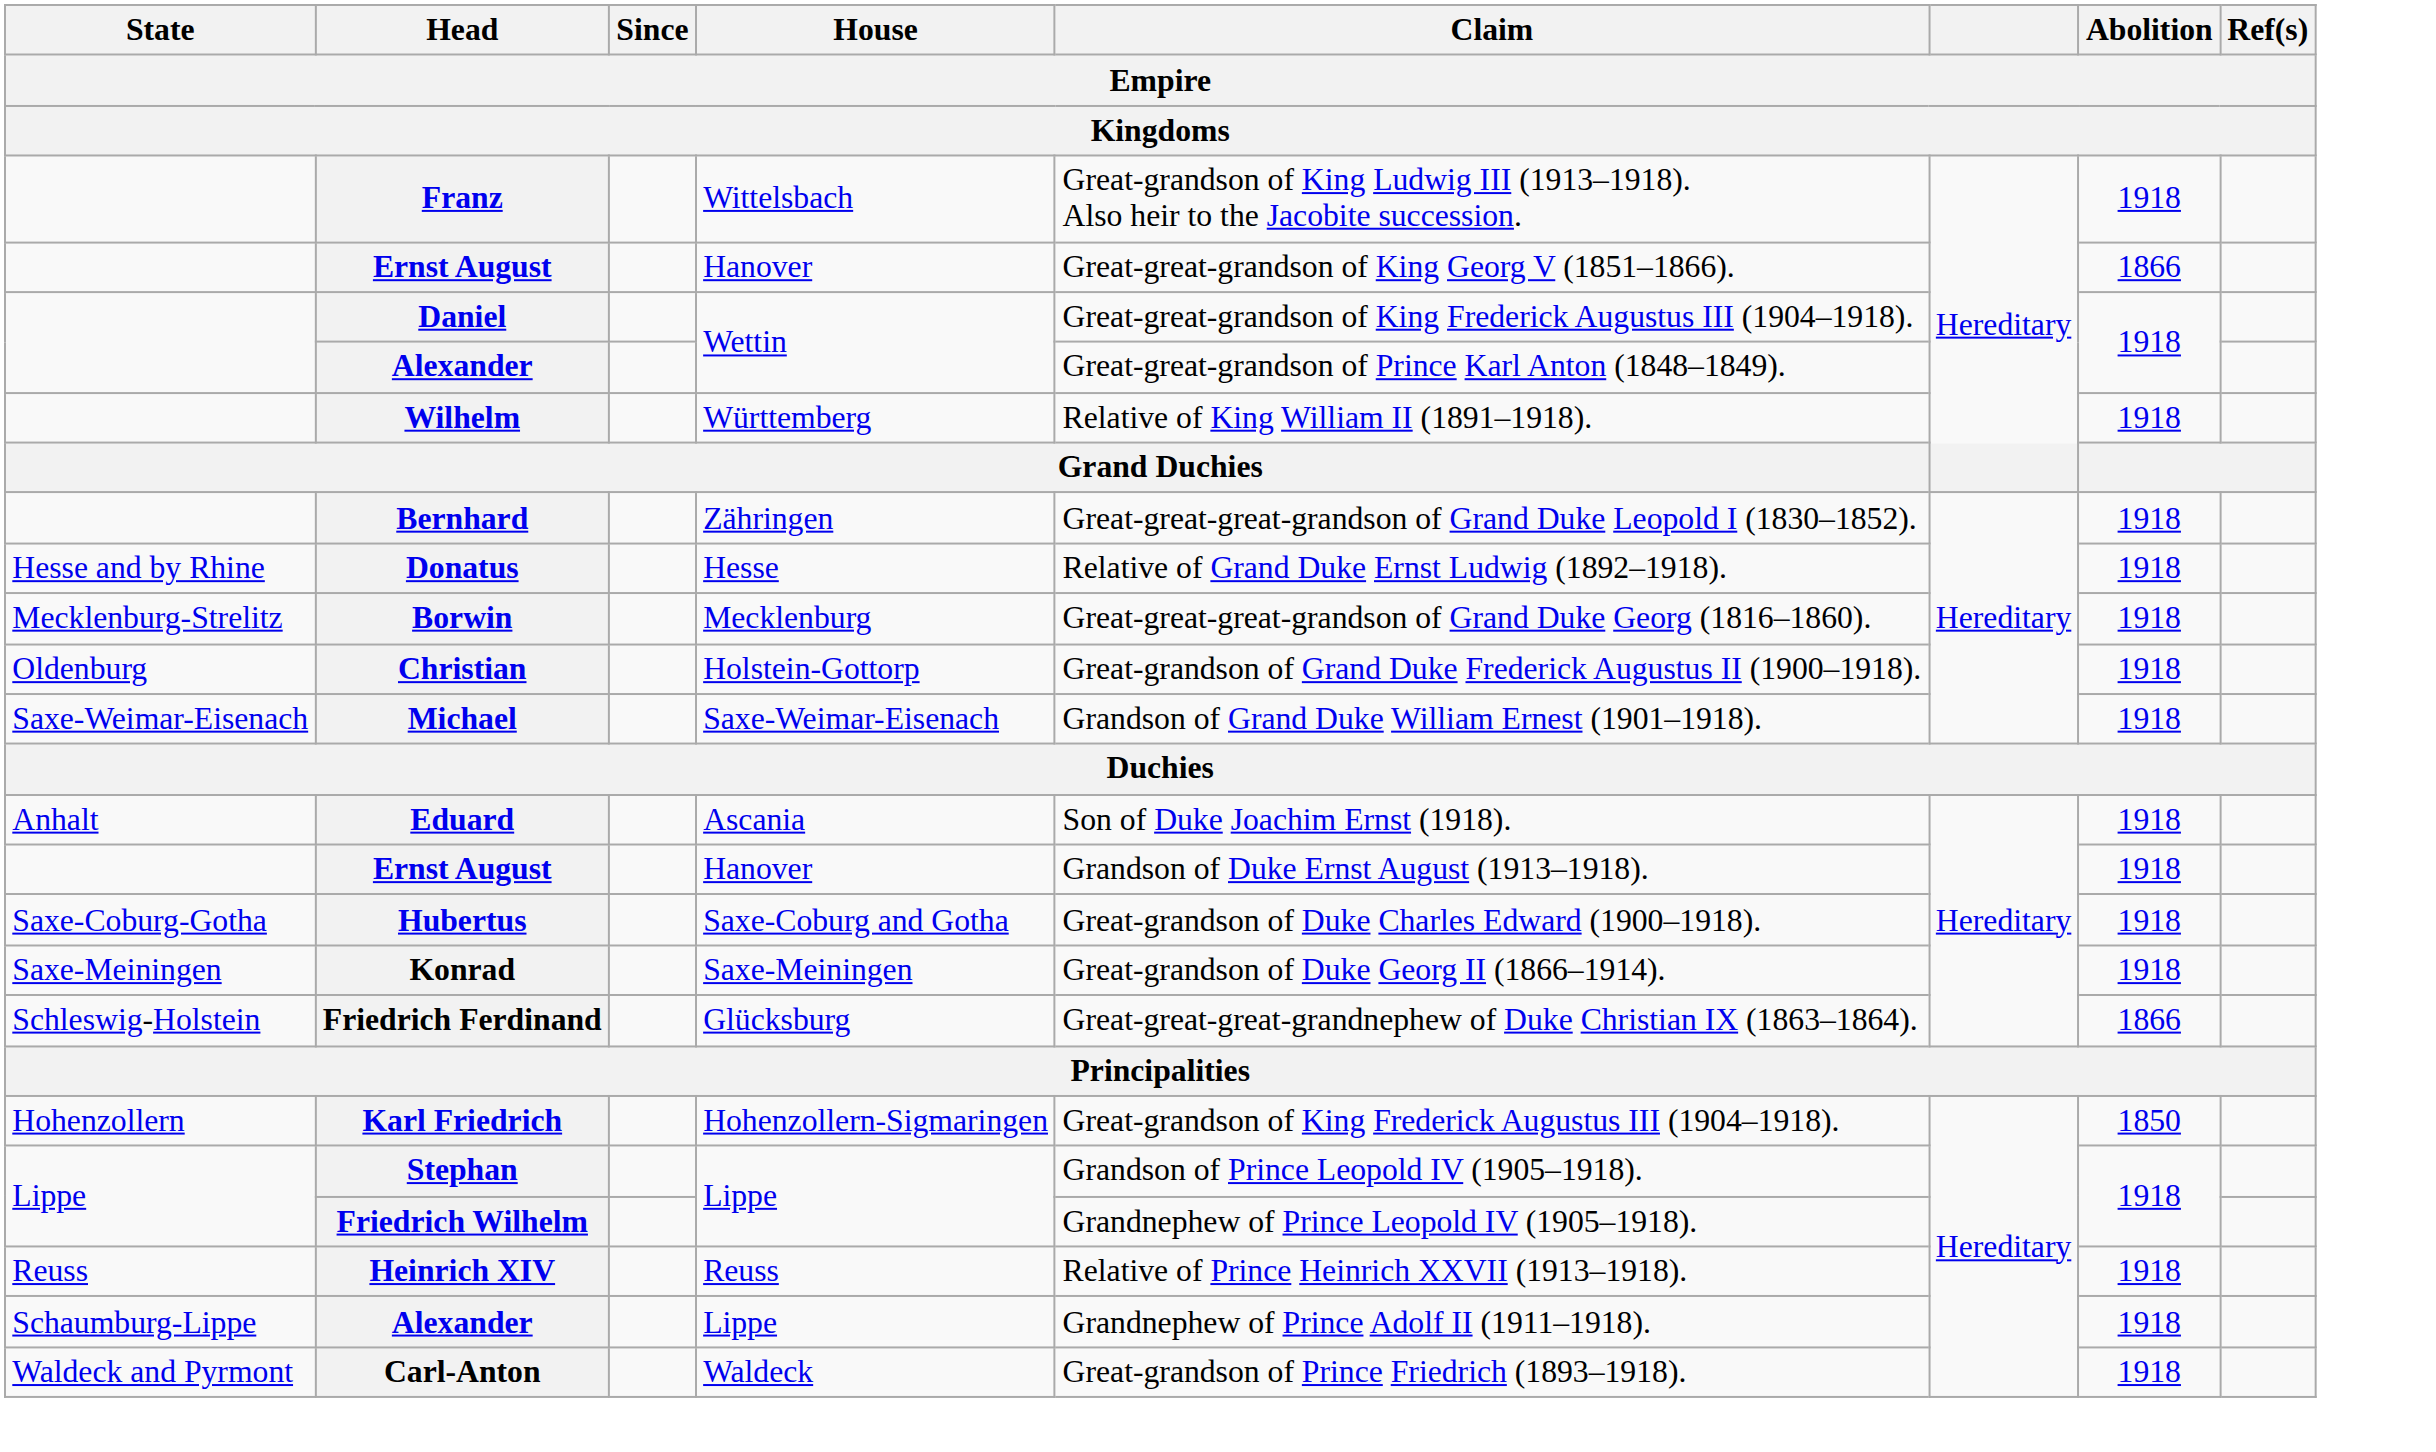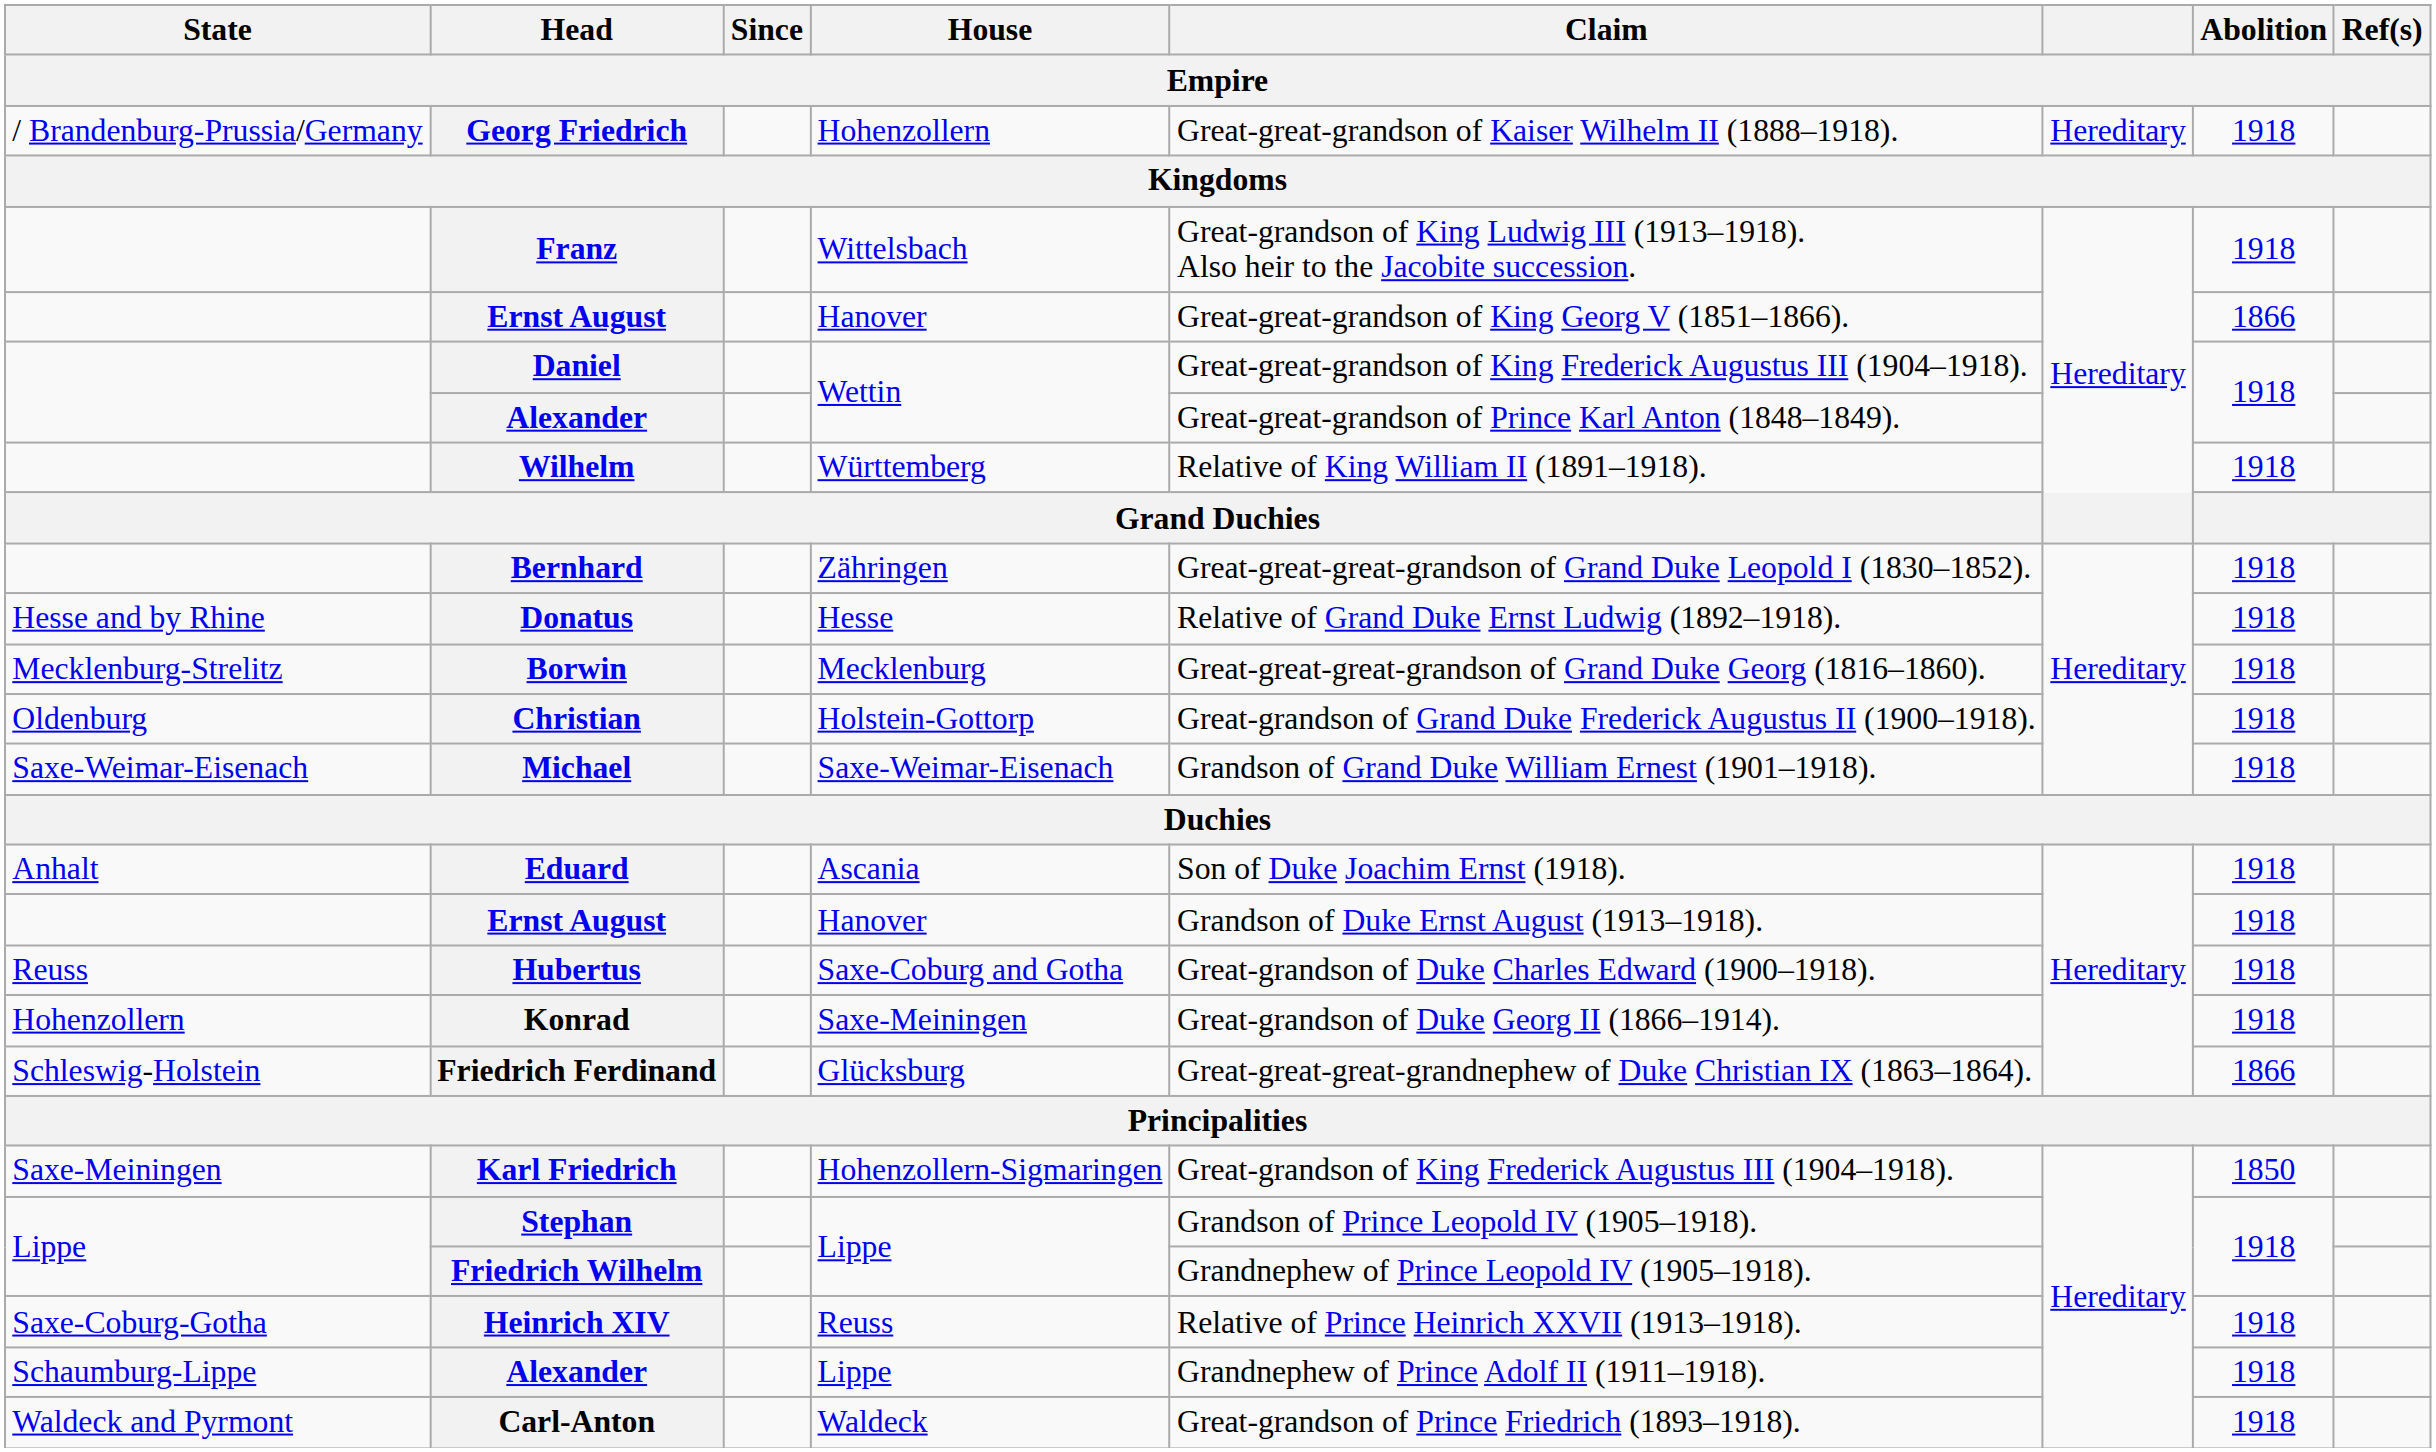+ row: (577, 130)
(140, 919) Saxe-Coburg-Gotha -> (50, 969) Reuss
(117, 969) Saxe-Meiningen -> (98, 1019) Hohenzollern
(98, 1120) Hohenzollern -> (117, 1170) Saxe-Meiningen
(50, 1271) Reuss -> (140, 1321) Saxe-Coburg-Gotha
